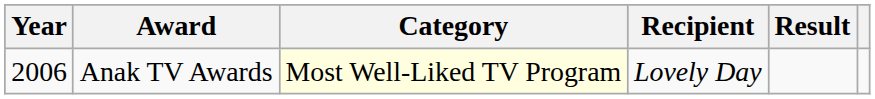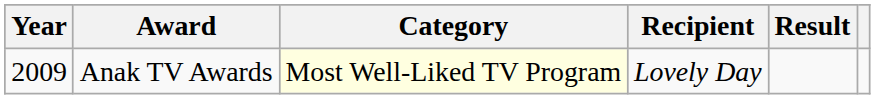(39, 70) 2006 -> (39, 70) 2009
